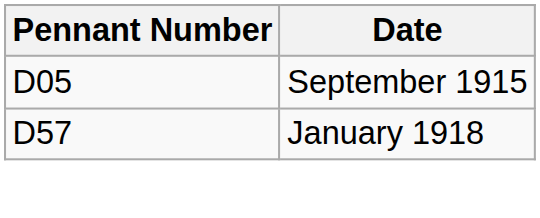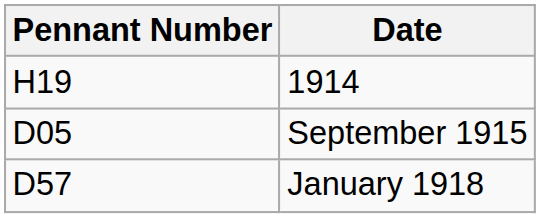+ row: (323, 81)
